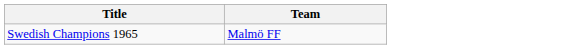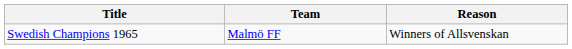+ column: (477, 14)
